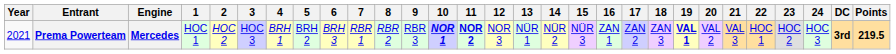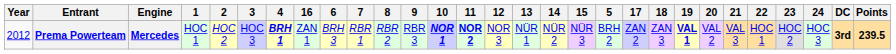columns swapped: (307, 12) <-> (609, 12)
(19, 35) 2021 -> (19, 35) 2012
(280, 35) normal -> (280, 35) bold
(871, 35) 219.5 -> (872, 35) 239.5
